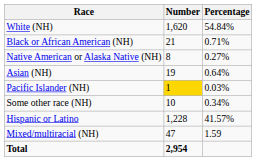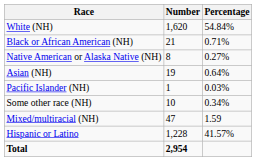(168, 88) gold background -> (168, 88) no background
rows swapped: (53, 133) <-> (43, 118)
